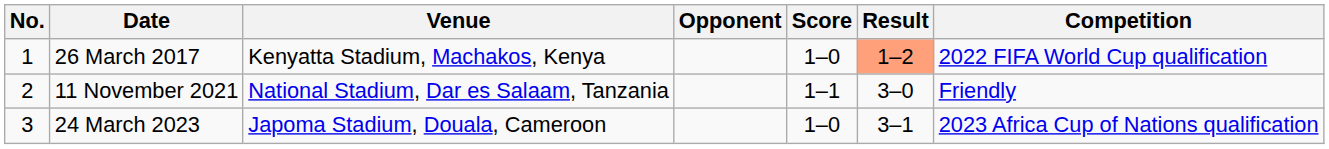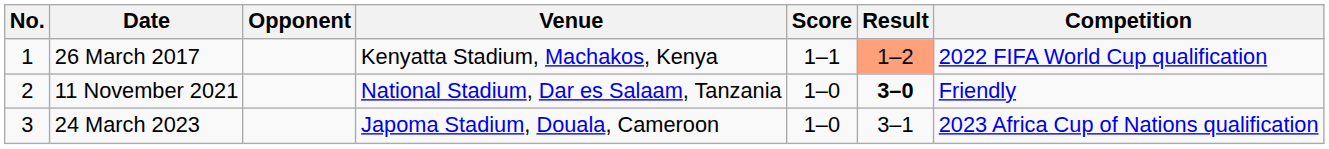columns swapped: (459, 21) <-> (730, 21)
(822, 56) 1–0 -> (822, 56) 1–1
(822, 90) 1–1 -> (822, 90) 1–0
(895, 90) normal -> (895, 90) bold
